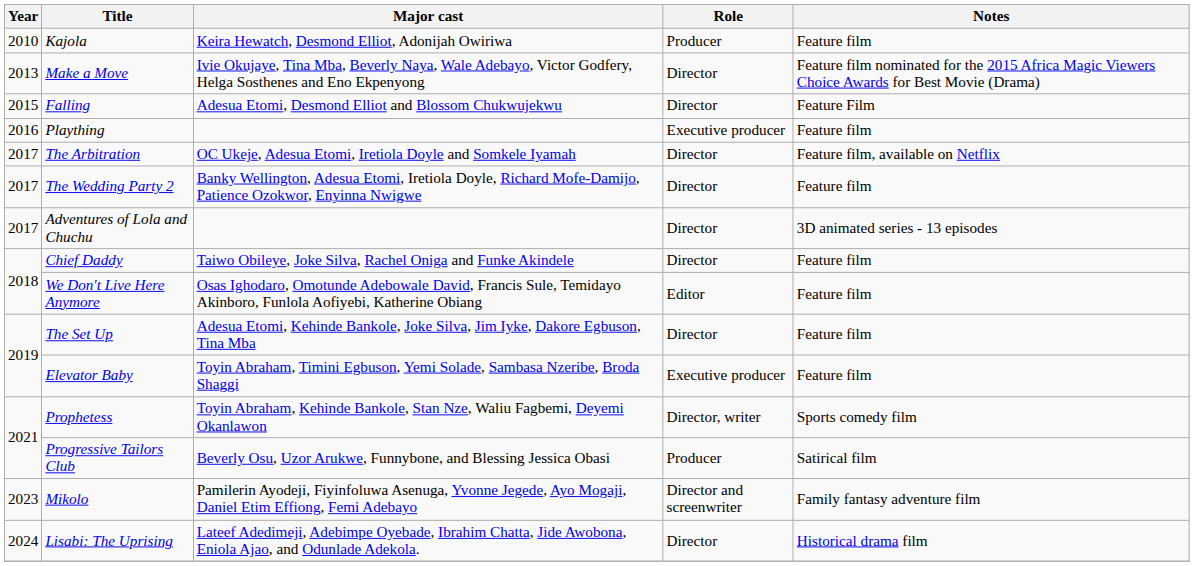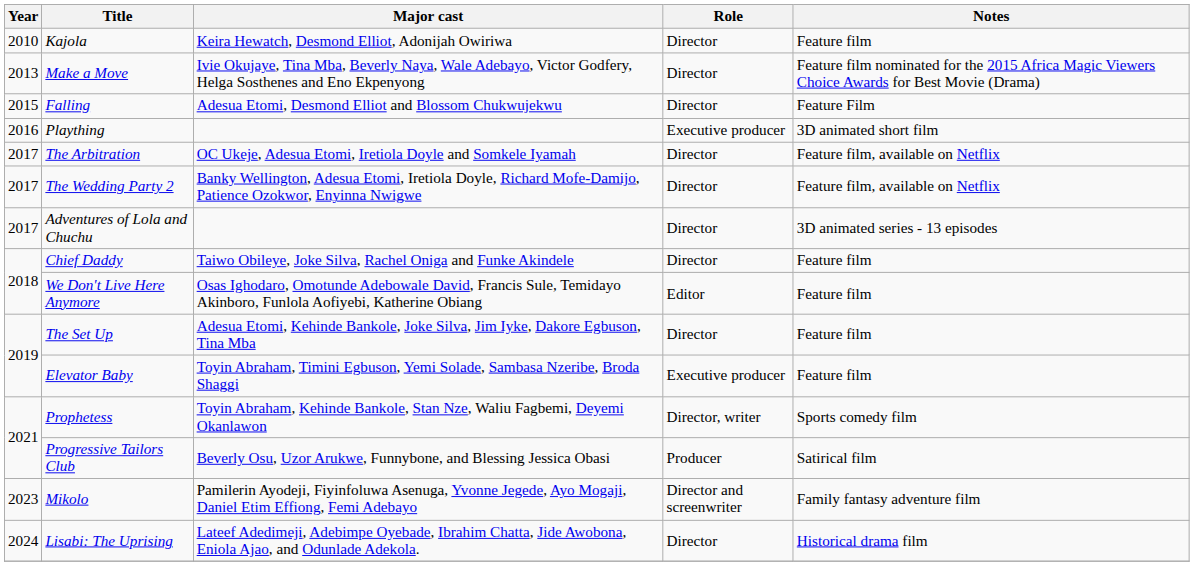(694, 40) Producer -> (692, 40) Director
(834, 130) Feature film -> (868, 130) 3D animated short film
(834, 186) Feature film -> (898, 186) Feature film, available on Netflix
